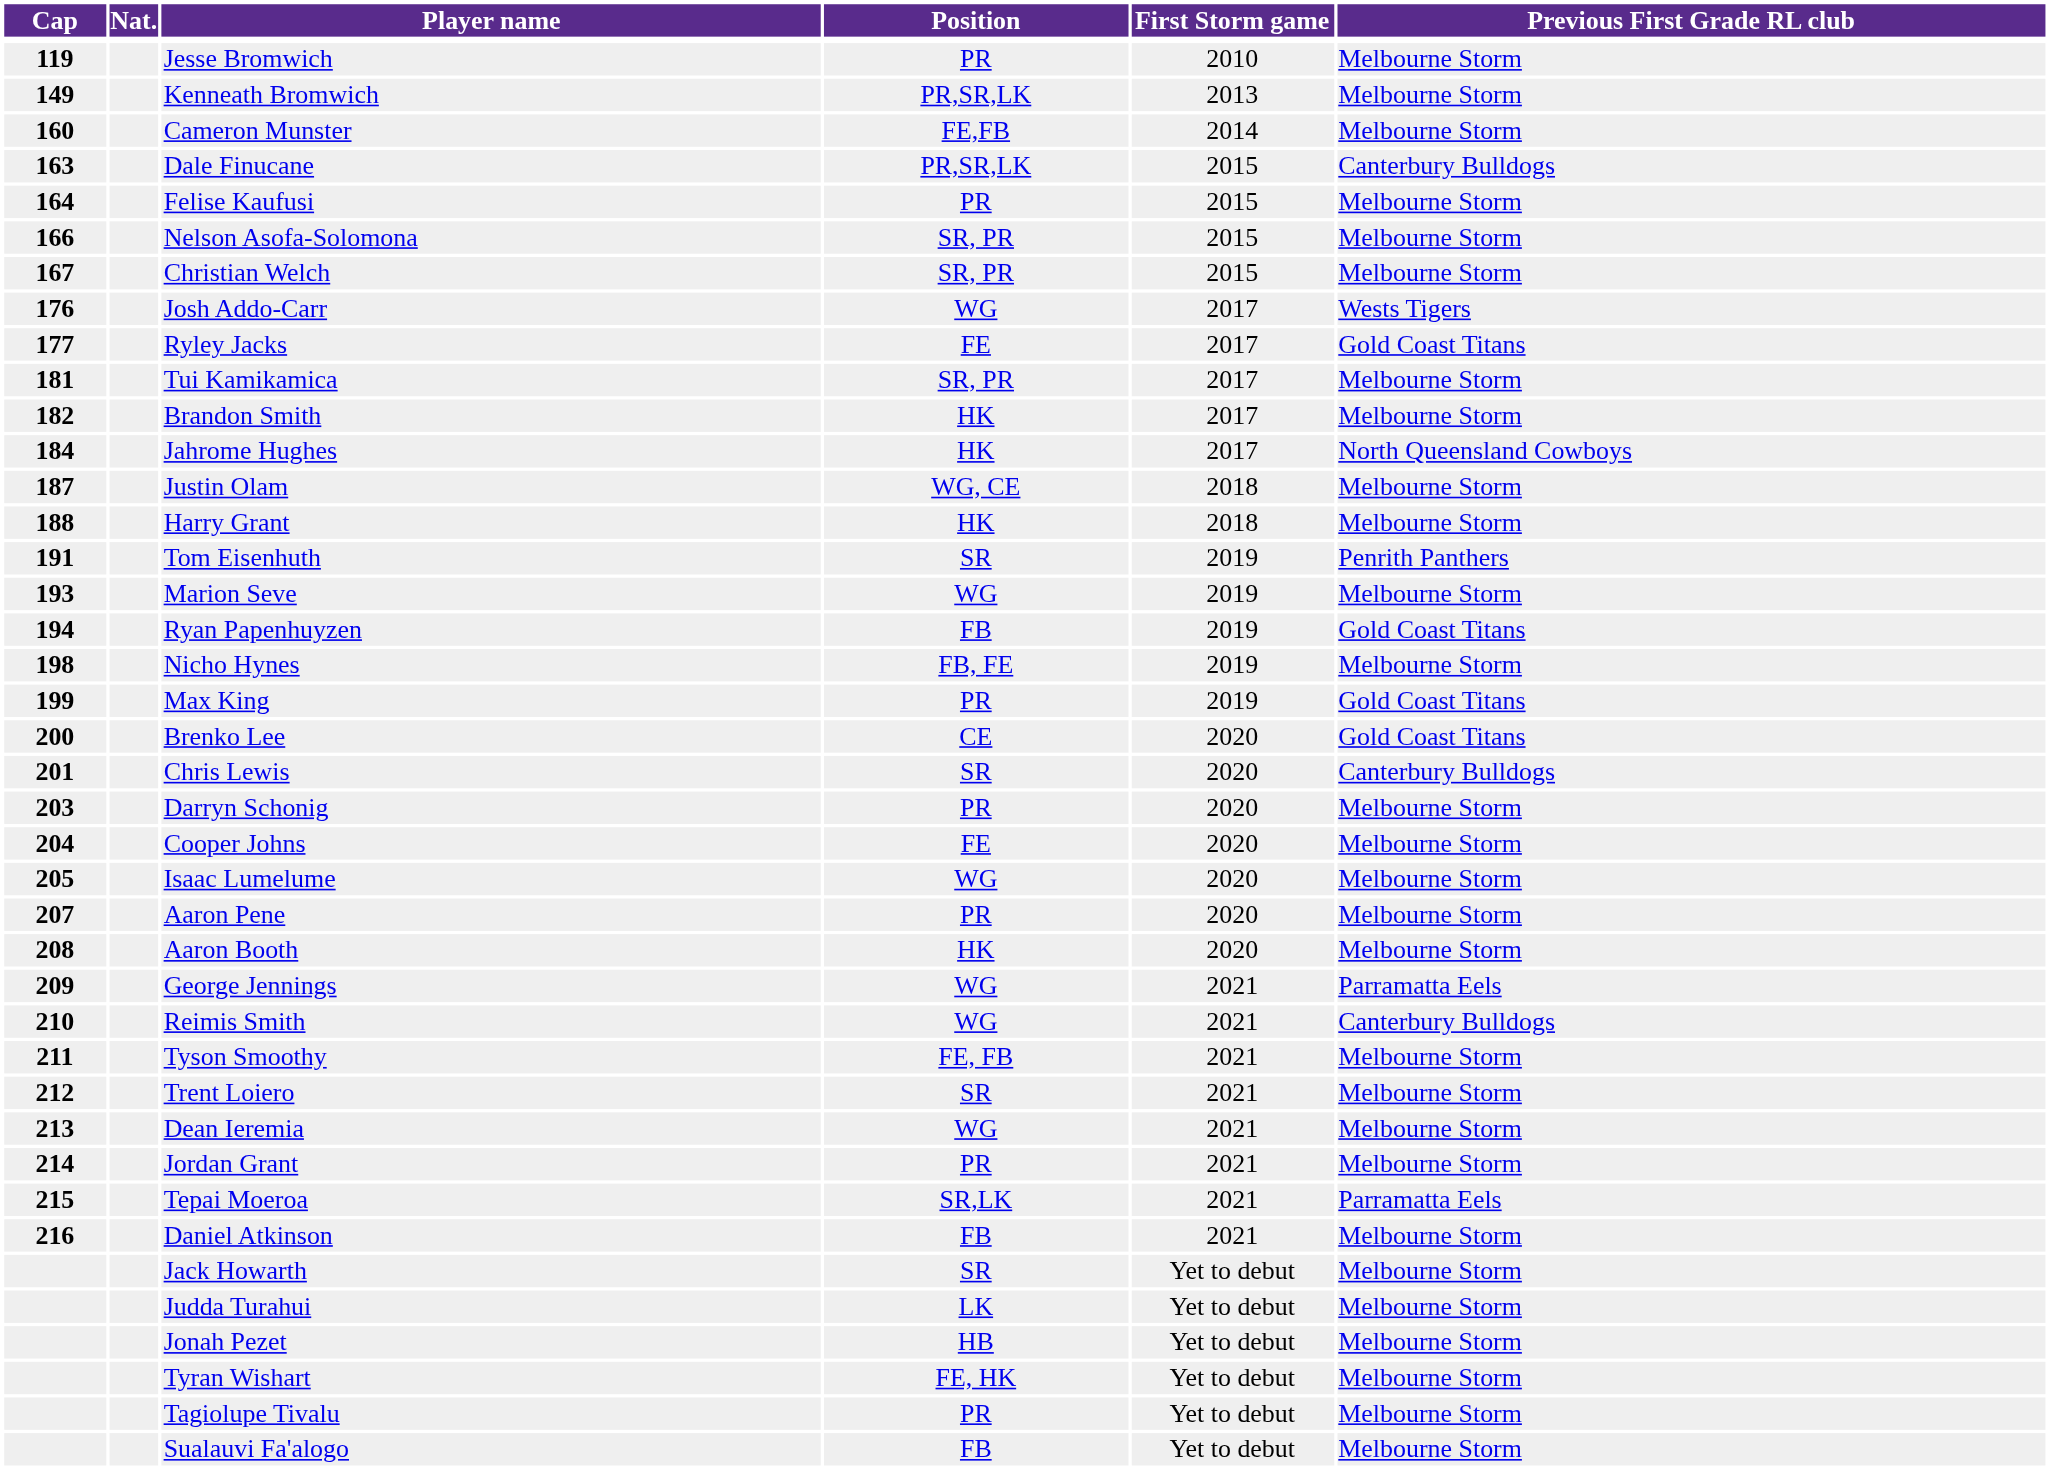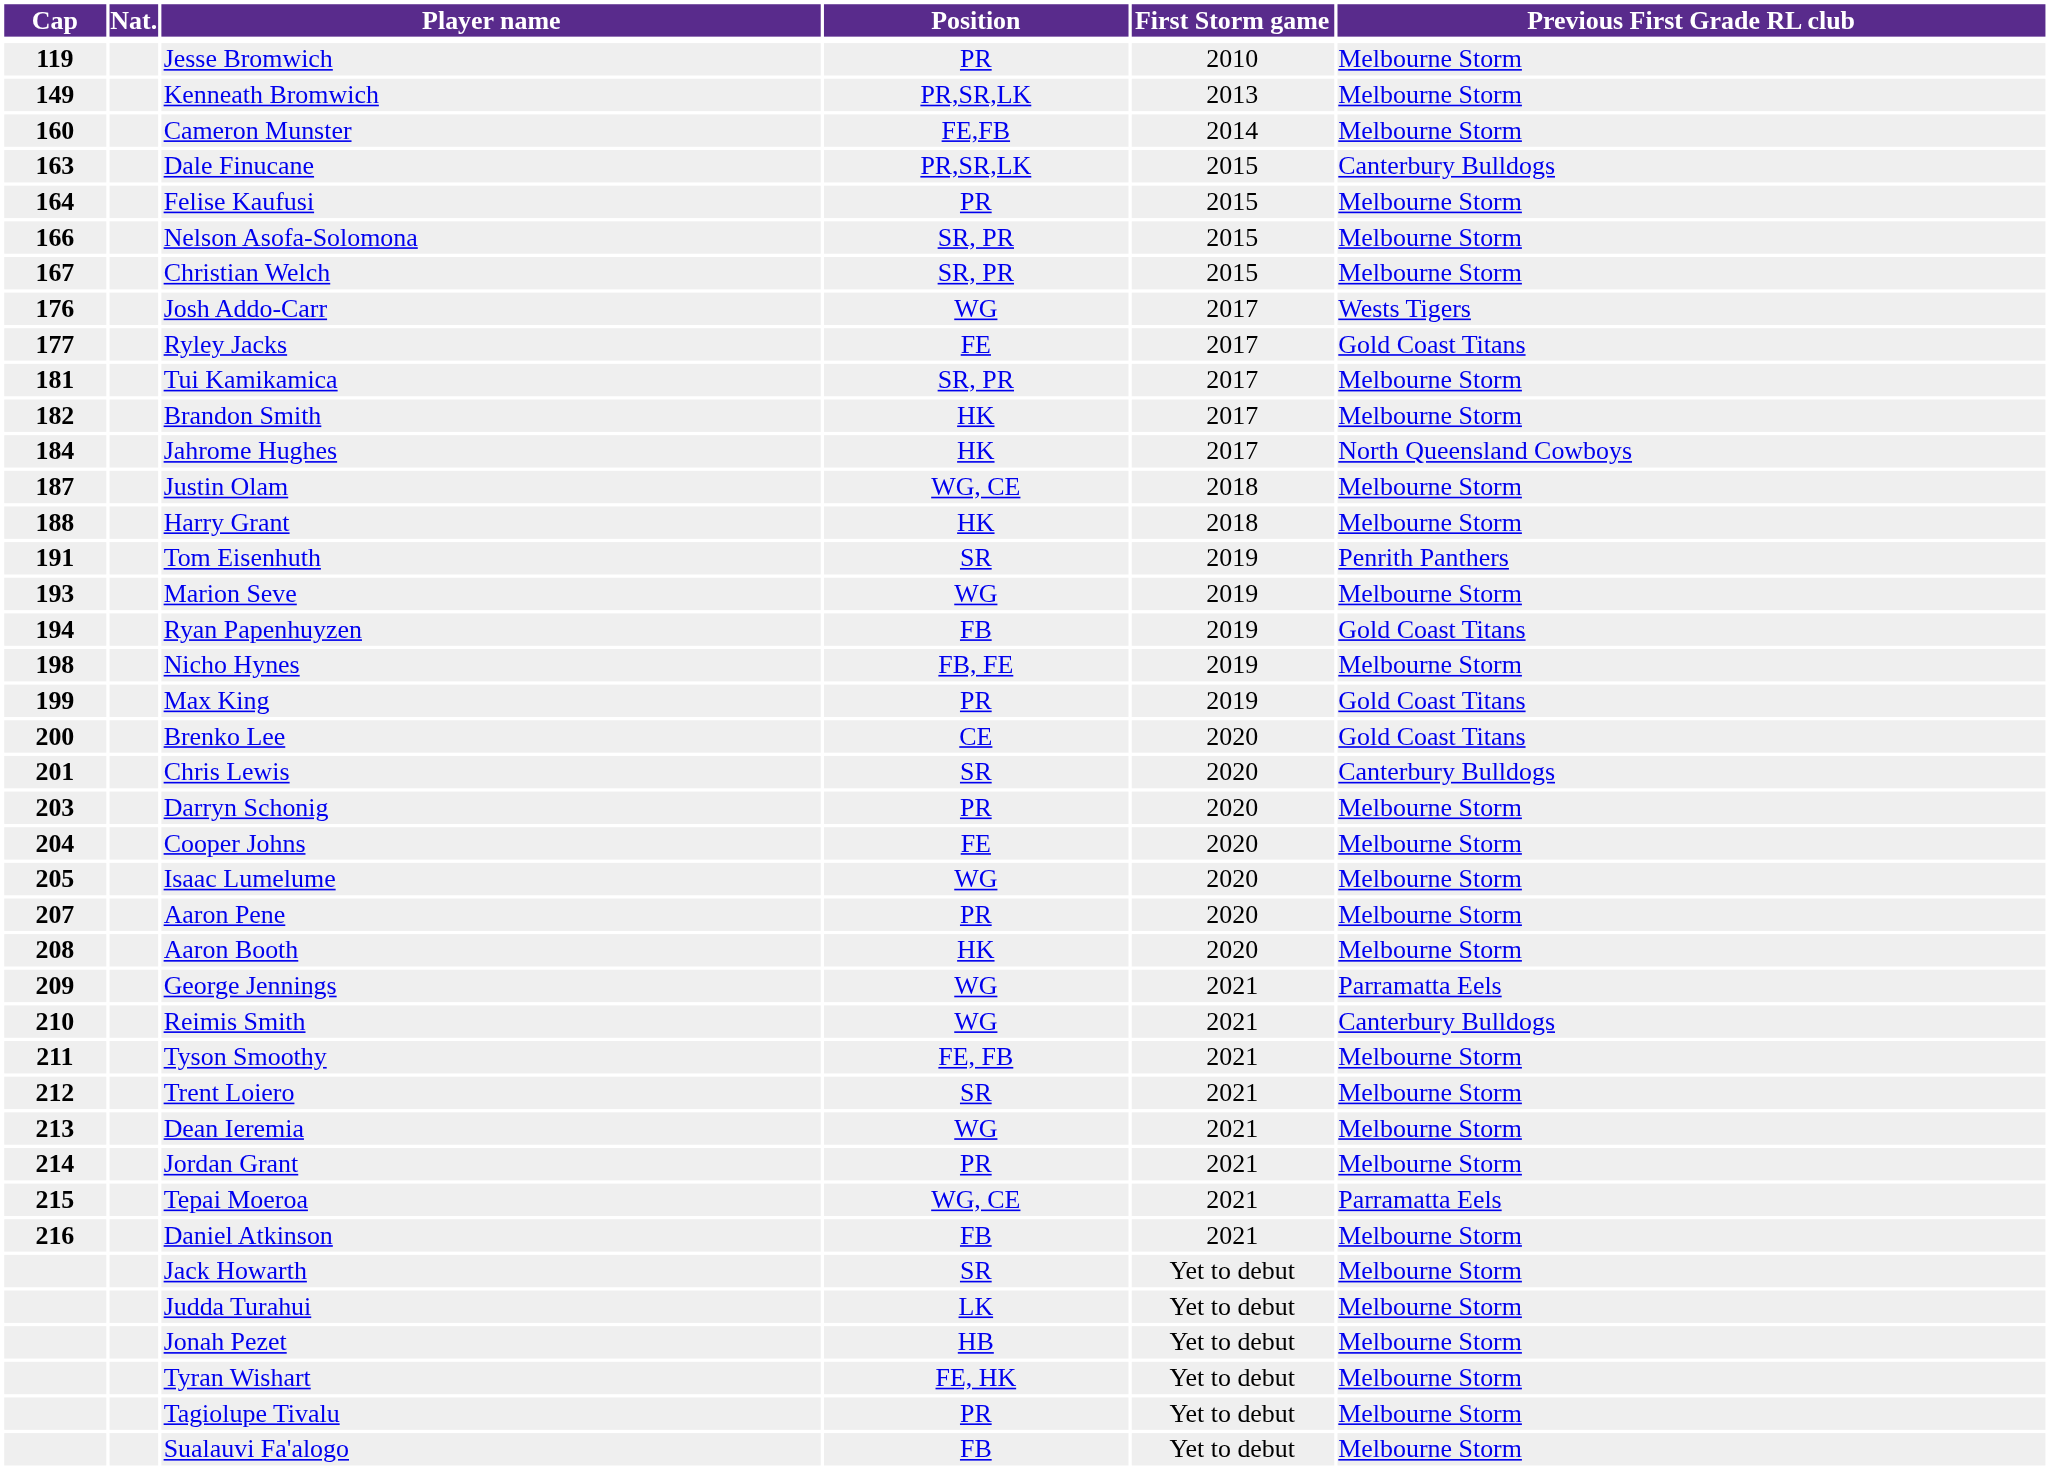(976, 1199) SR,LK -> (976, 1199) WG, CE
